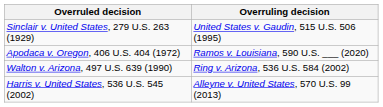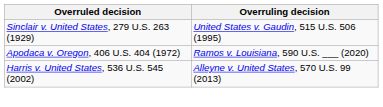- row: (89, 68)
